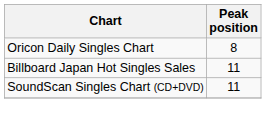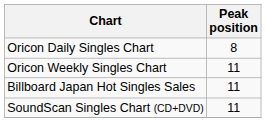+ row: (87, 68)
